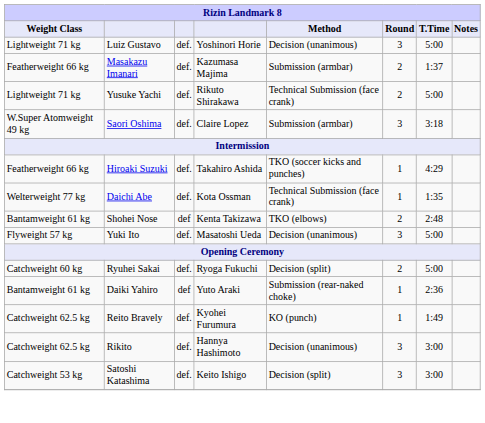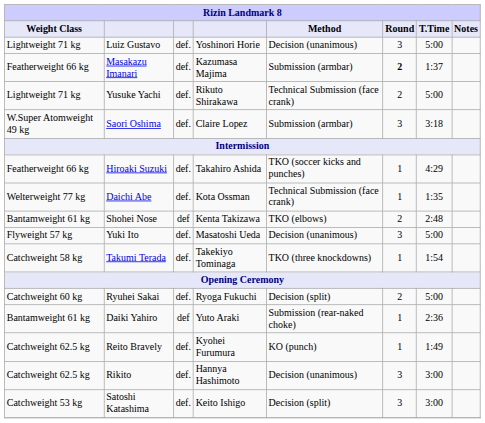(400, 67) normal -> (400, 67) bold
+ row: (136, 257)
